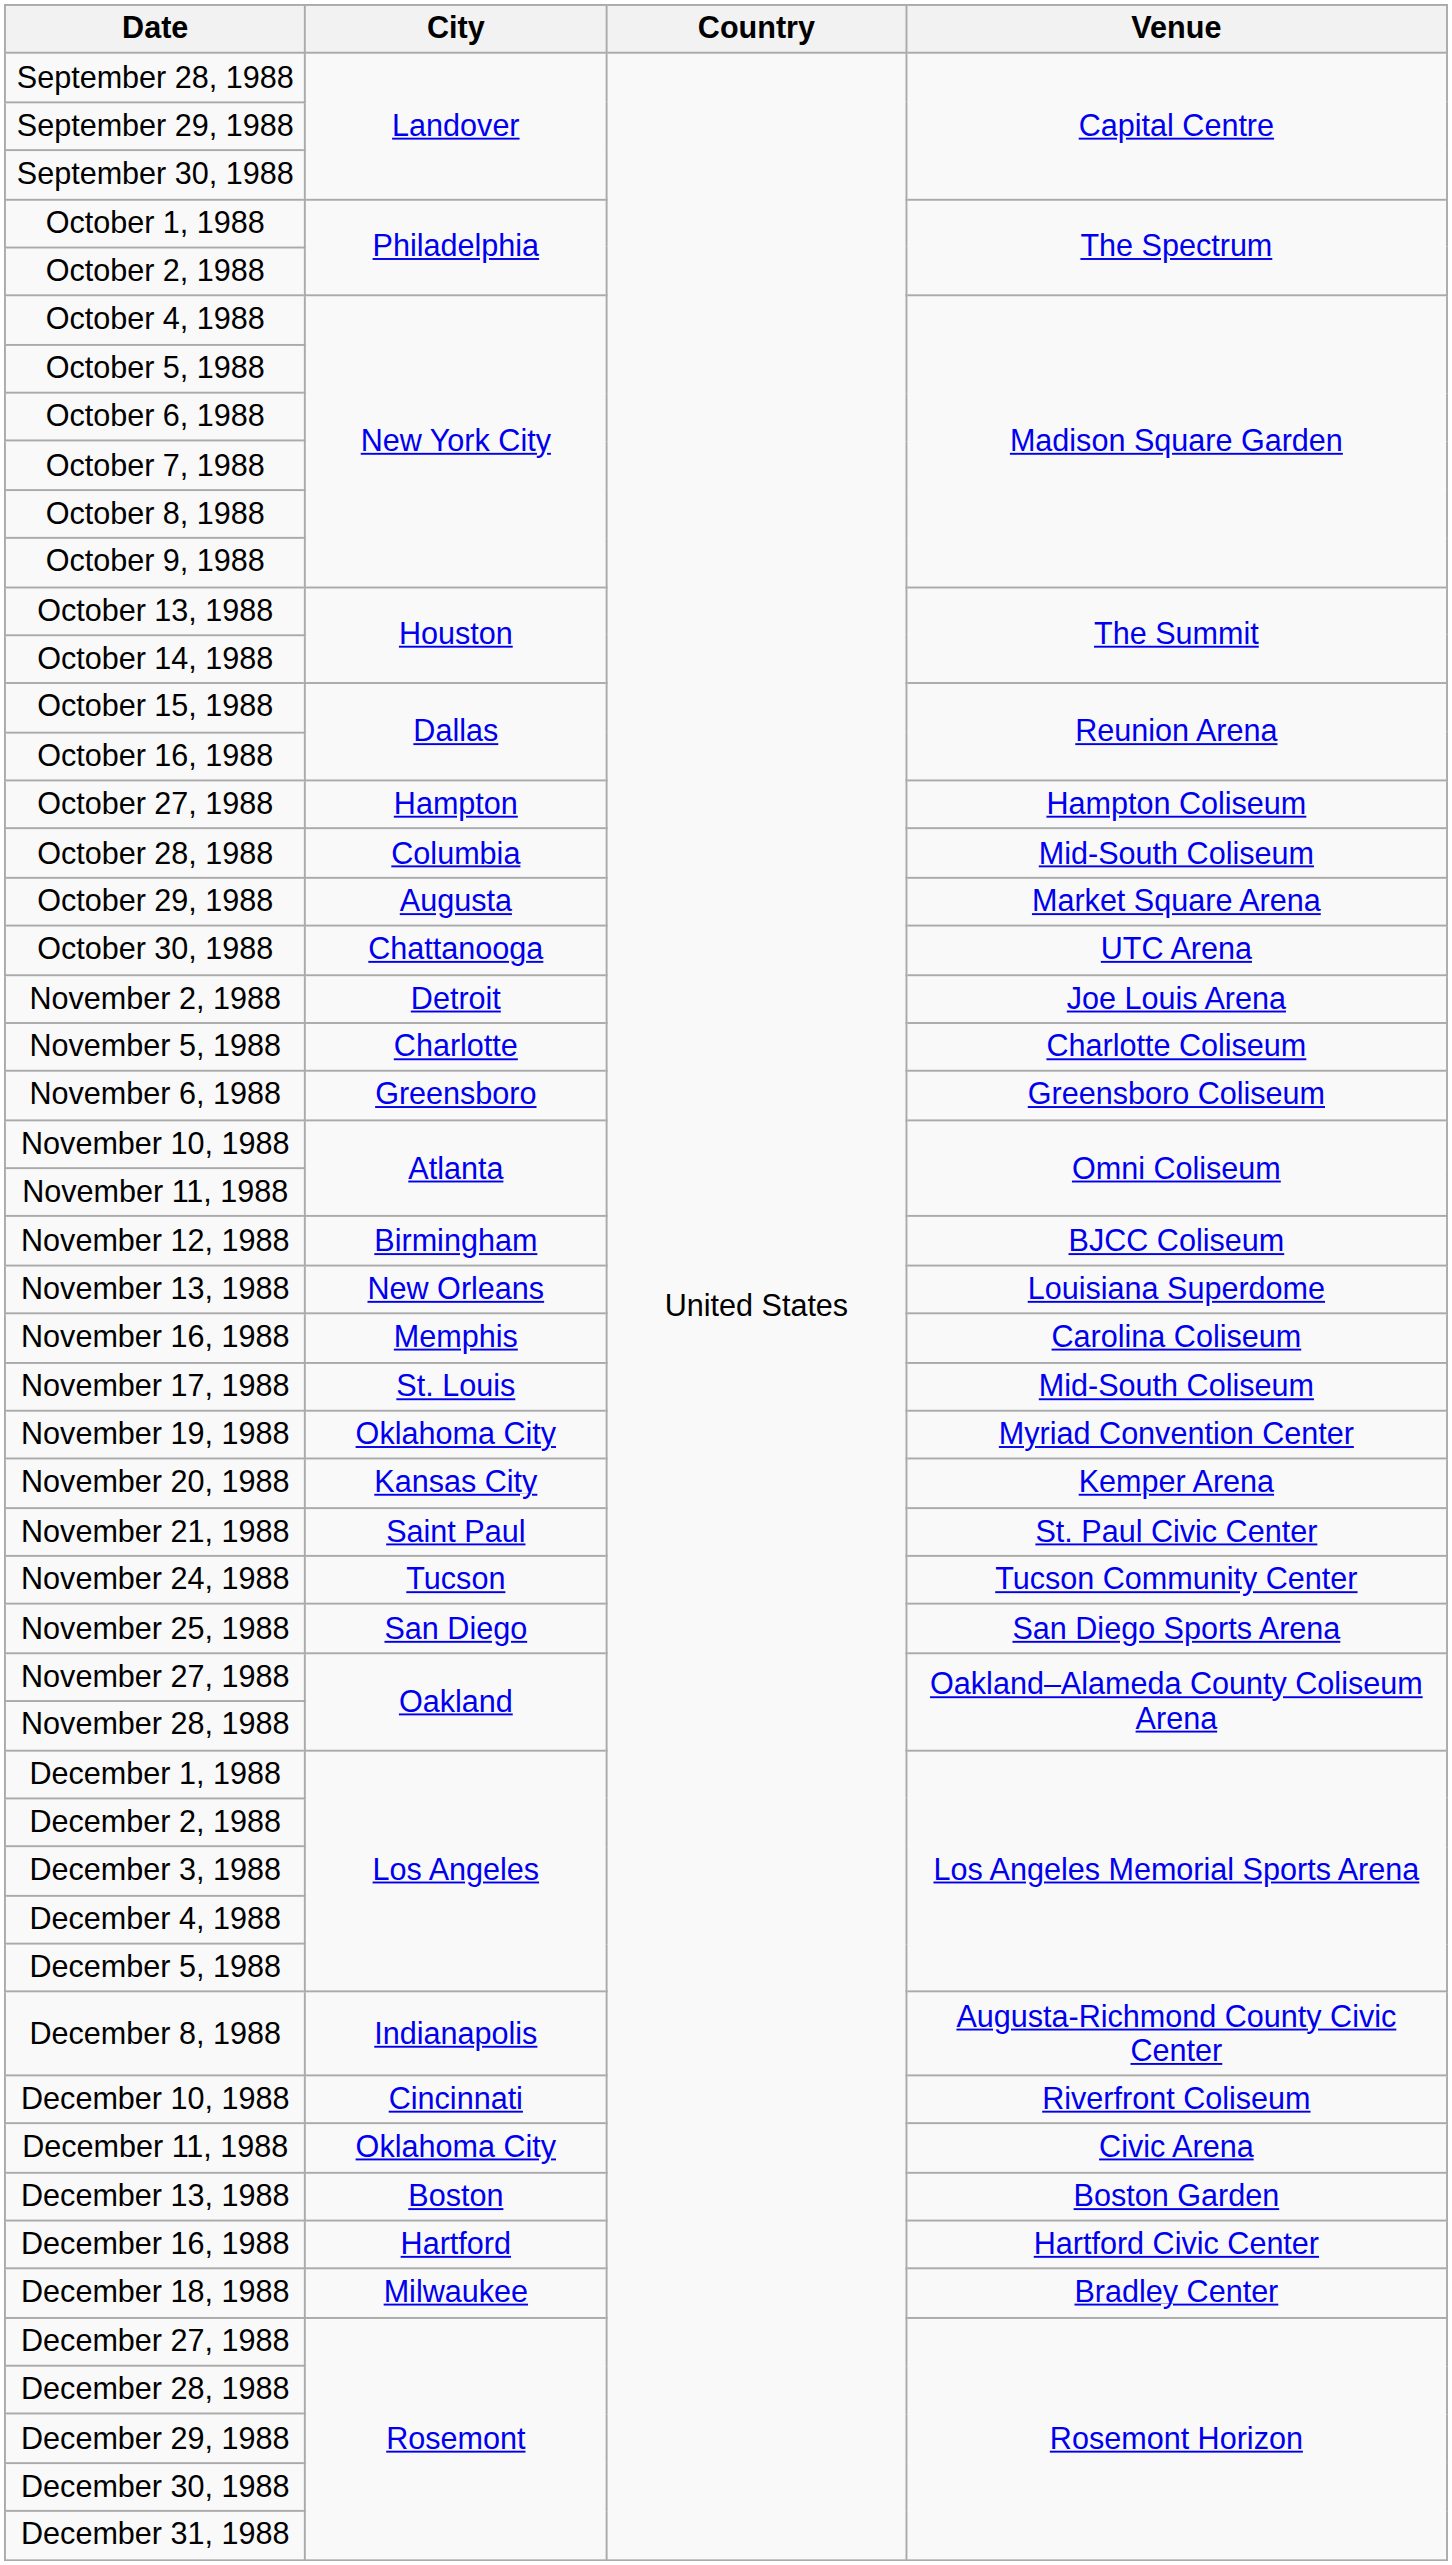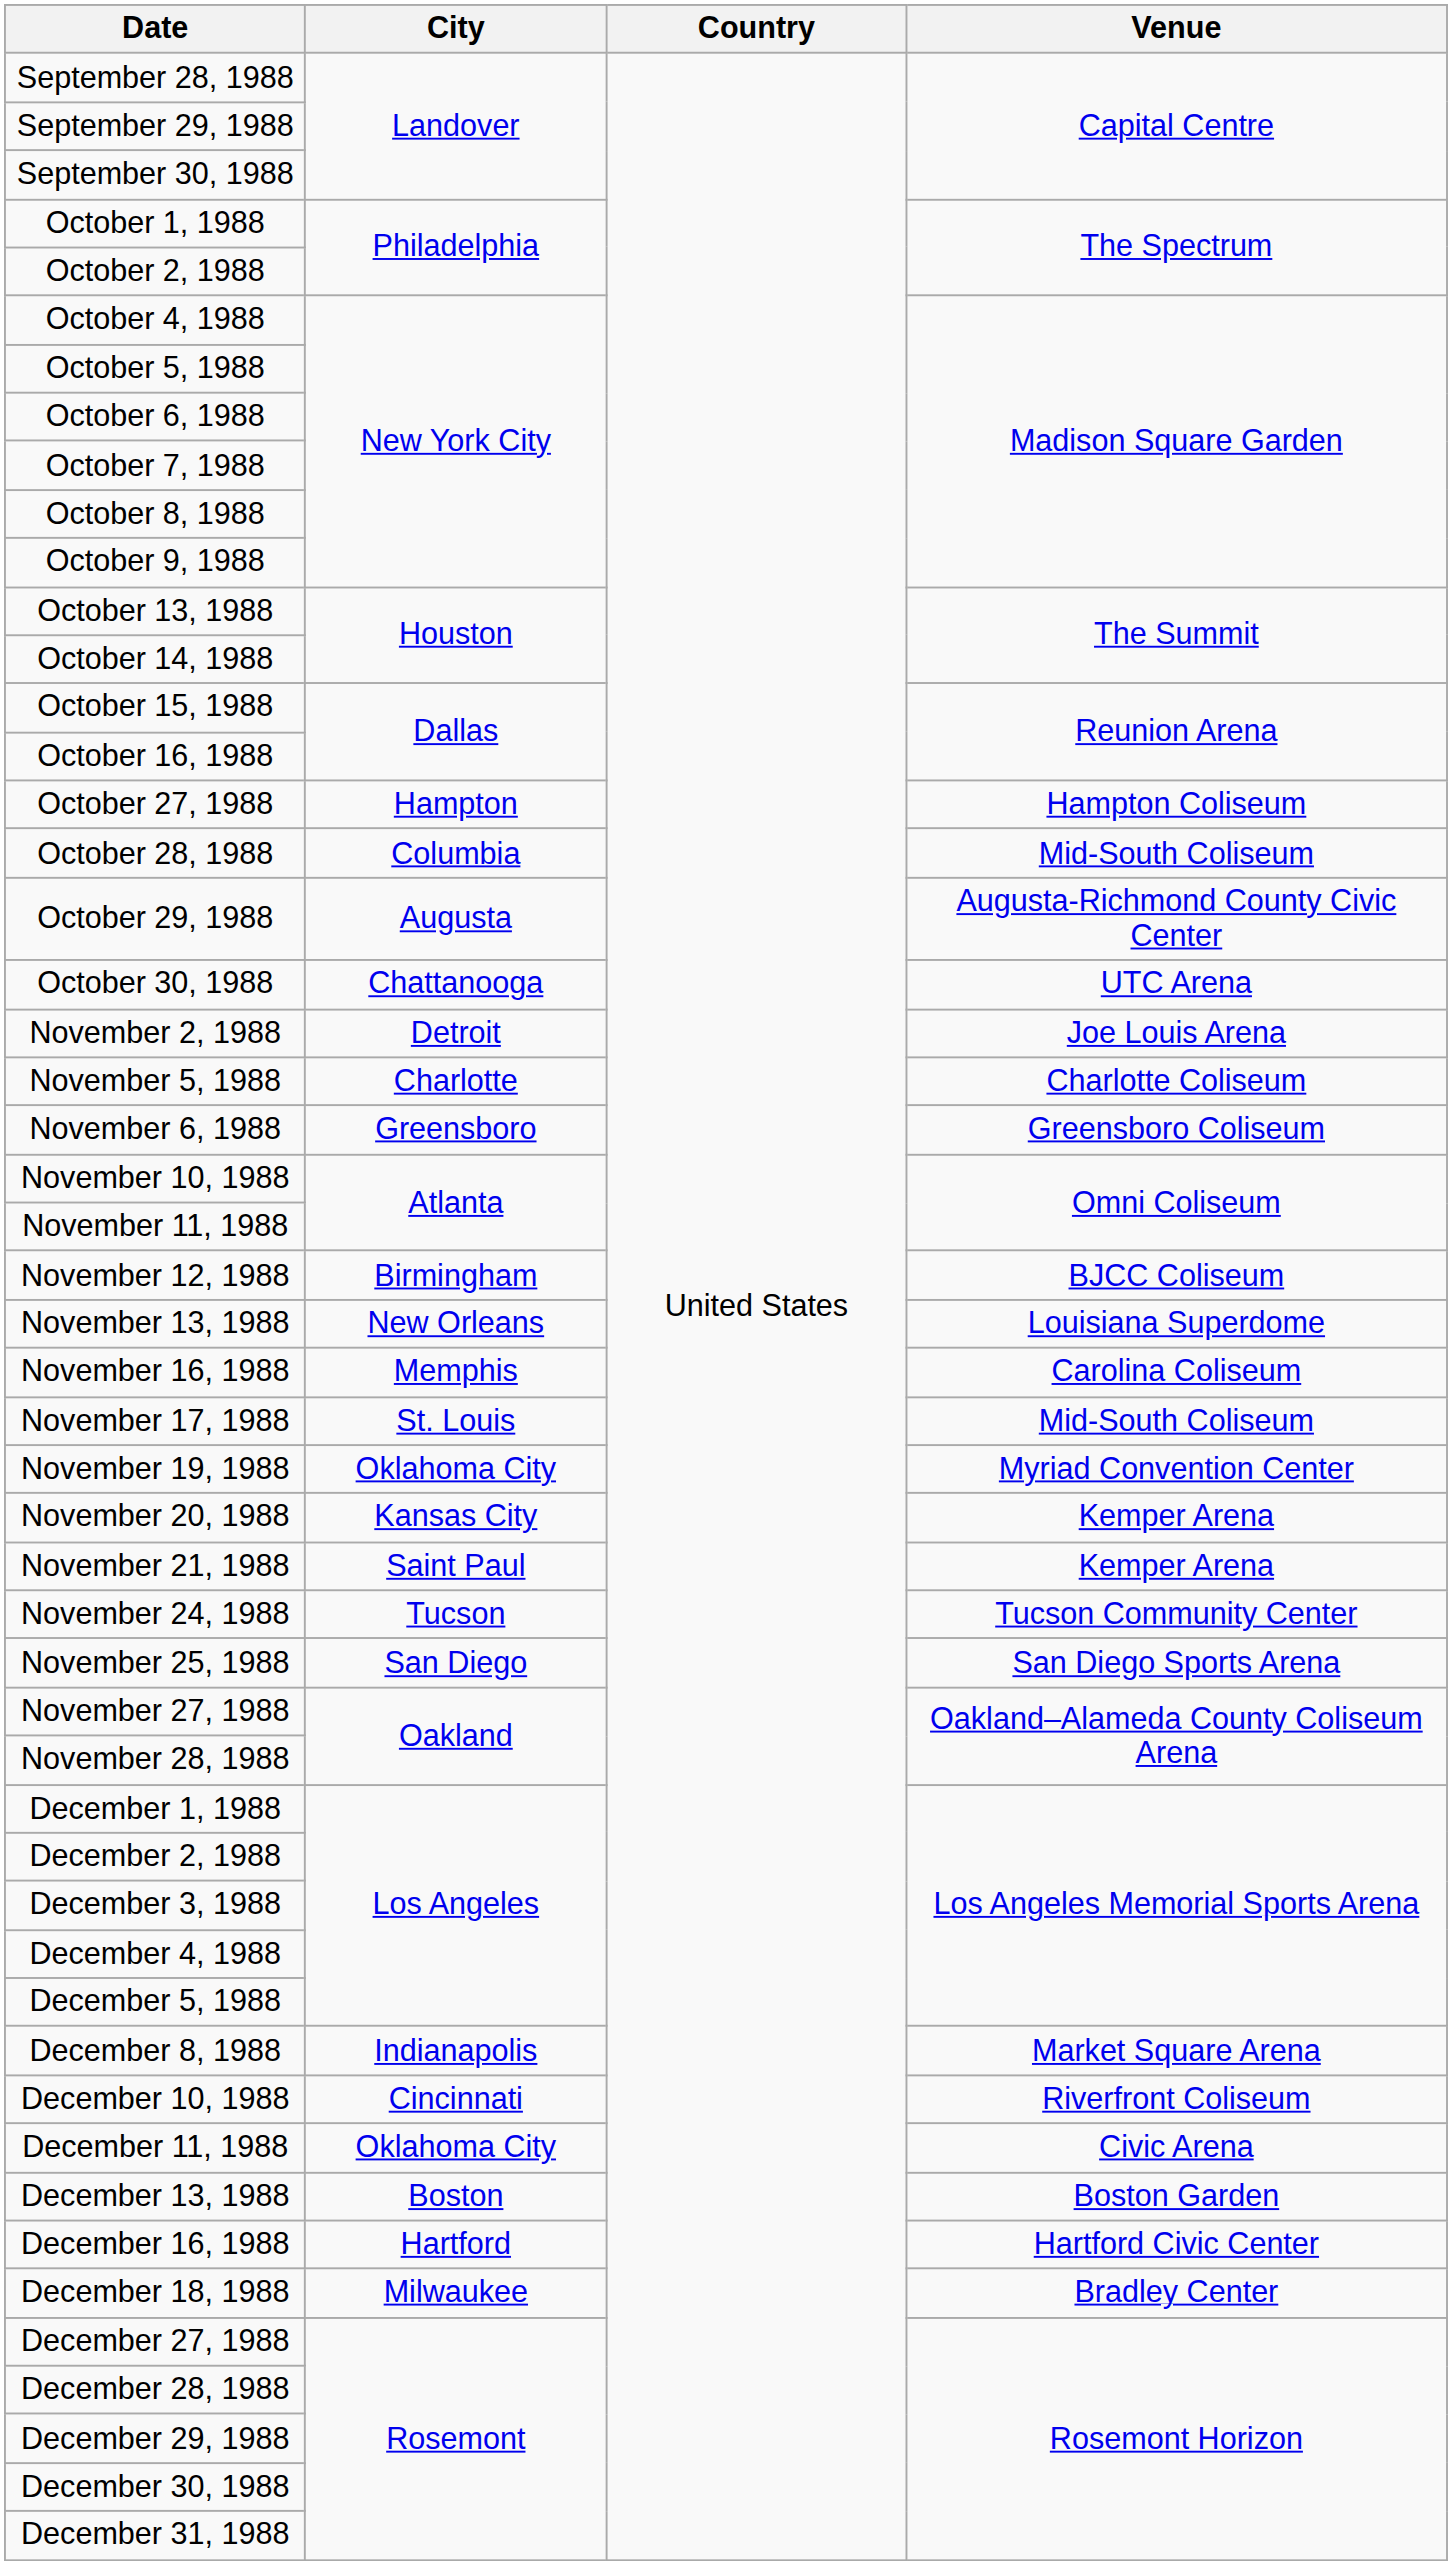(1176, 901) Market Square Arena -> (1176, 918) Augusta-Richmond County Civic Center
(1176, 1531) St. Paul Civic Center -> (1176, 1565) Kemper Arena
(1176, 2033) Augusta-Richmond County Civic Center -> (1176, 2050) Market Square Arena
